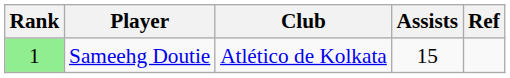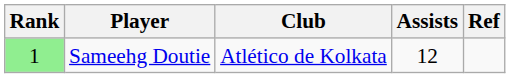(427, 55) 15 -> (427, 55) 12
